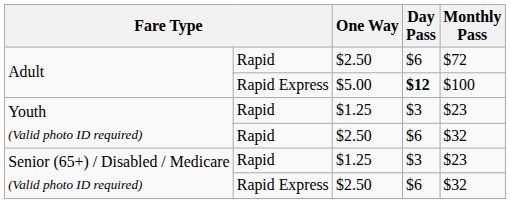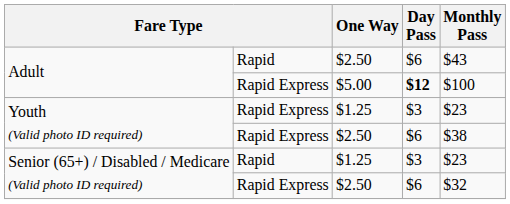(455, 60) $72 -> (455, 60) $43
(256, 110) Rapid -> (283, 110) Rapid Express
(256, 135) Rapid -> (283, 135) Rapid Express
(455, 135) $32 -> (455, 135) $38
